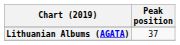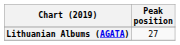(153, 34) 37 -> (153, 34) 27
